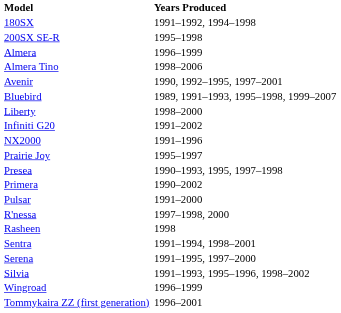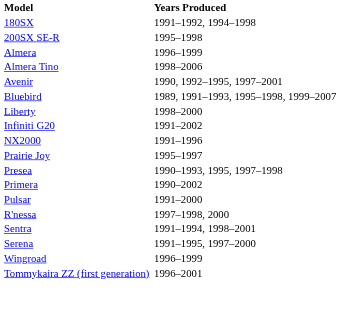- row: (22, 229)
- row: (17, 273)
